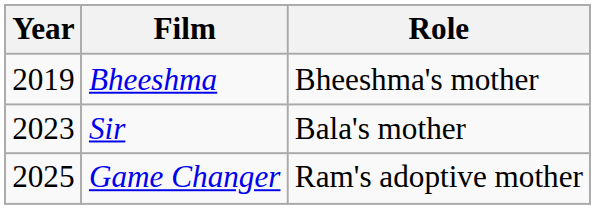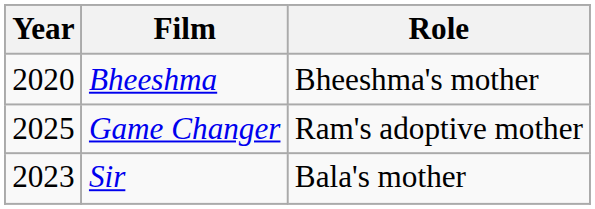(43, 78) 2019 -> (43, 78) 2020
rows swapped: (107, 128) <-> (185, 177)
